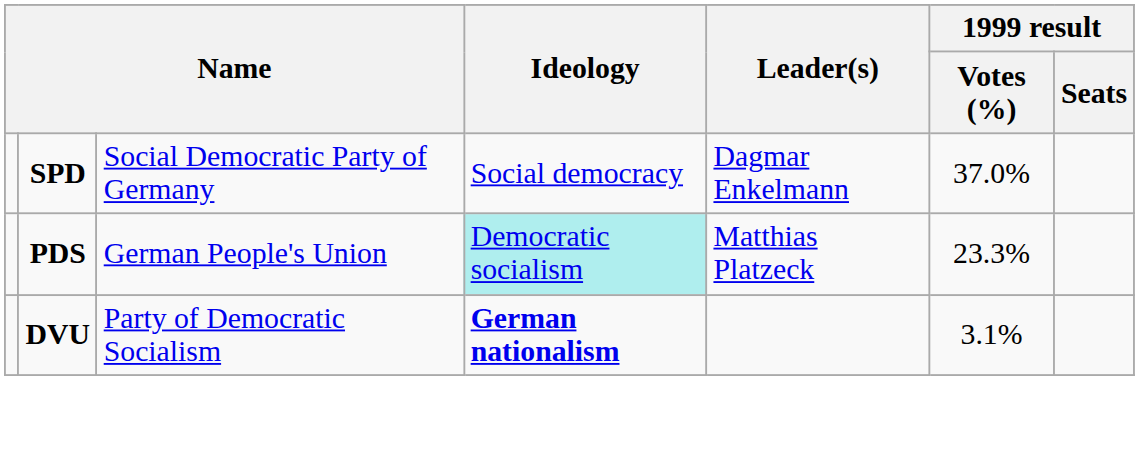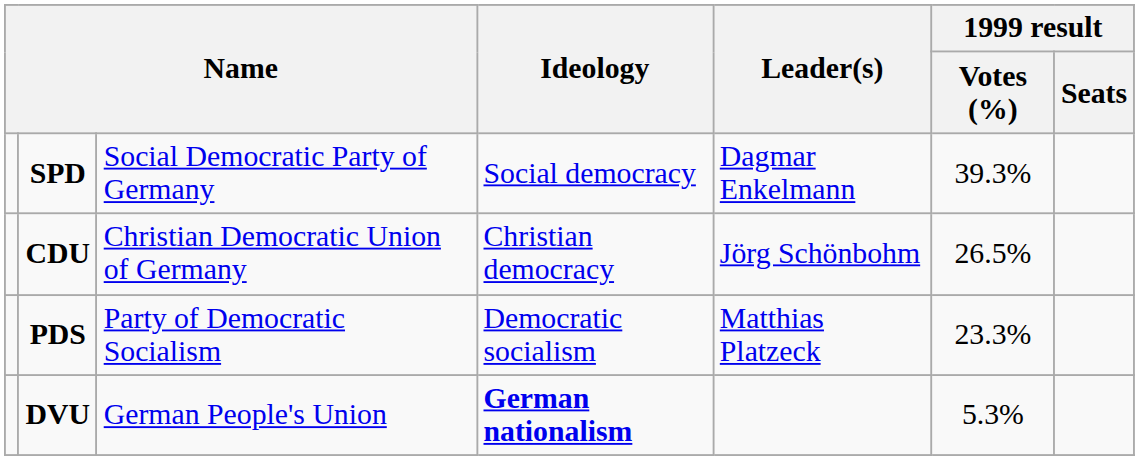(992, 172) 37.0% -> (993, 172) 39.3%
+ row: (58, 253)
(245, 253) German People's Union -> (224, 334) Party of Democratic Socialism
(540, 253) paleturquoise background -> (553, 334) no background
(224, 334) Party of Democratic Socialism -> (245, 414) German People's Union
(992, 334) 3.1% -> (993, 414) 5.3%
